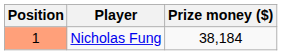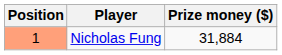(221, 38) 38,184 -> (221, 38) 31,884
